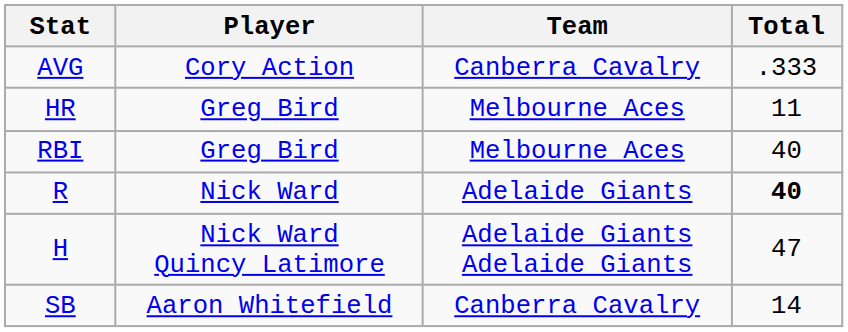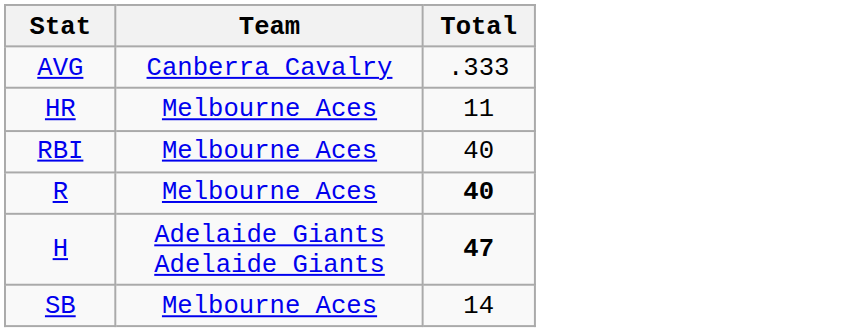- column: (270, 26)
(577, 193) Adelaide Giants -> (270, 193) Melbourne Aces
(786, 249) normal -> (479, 249) bold
(577, 306) Canberra Cavalry -> (270, 306) Melbourne Aces
